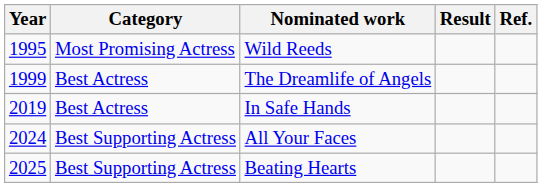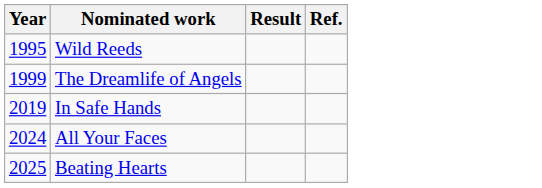- column: (145, 19)
